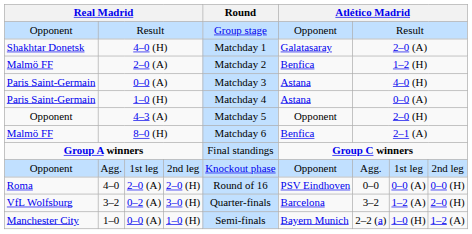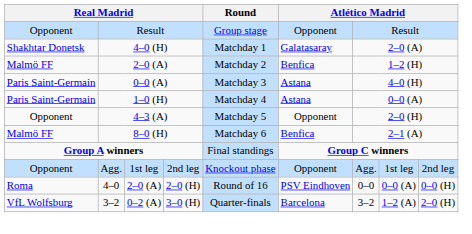- row: (111, 220)
